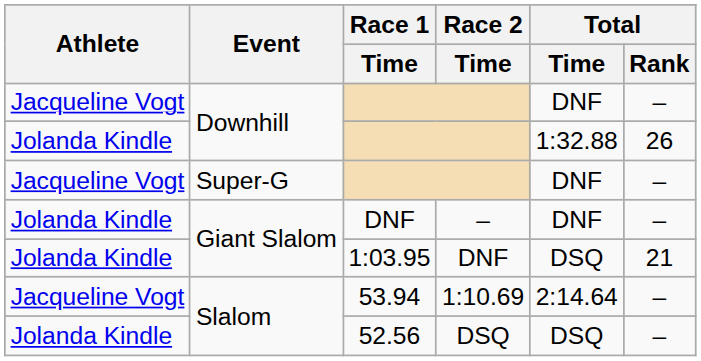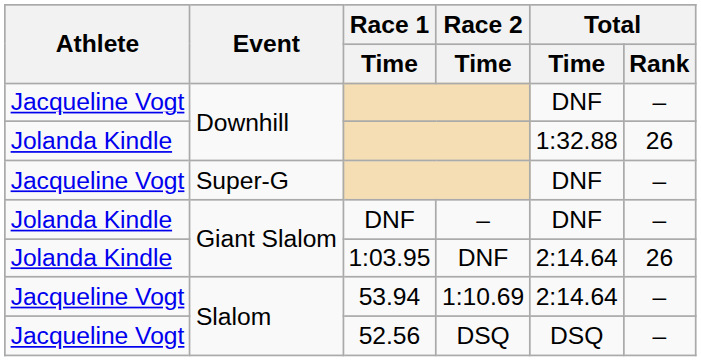(577, 258) DSQ -> (577, 258) 2:14.64
(659, 258) 21 -> (659, 258) 26
(91, 336) Jolanda Kindle -> (98, 336) Jacqueline Vogt
